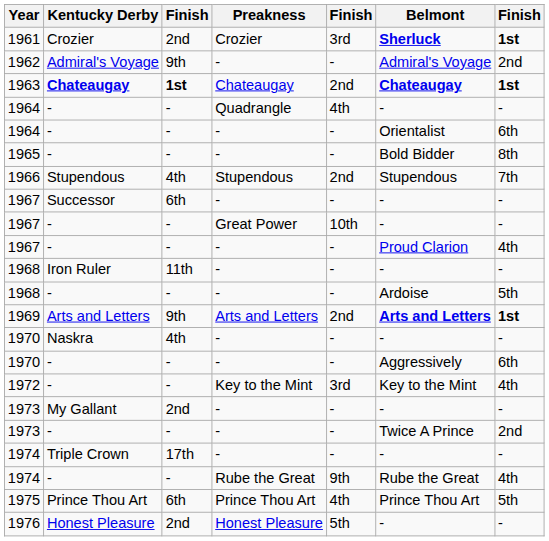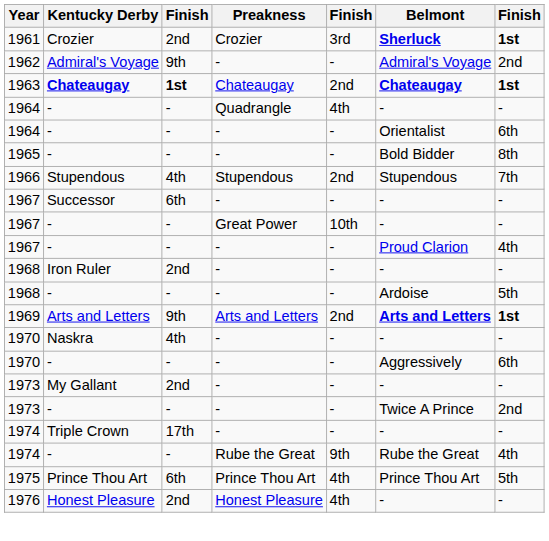(179, 270) 11th -> (178, 270) 2nd
- row: (24, 385)
(340, 524) 5th -> (340, 500) 4th
